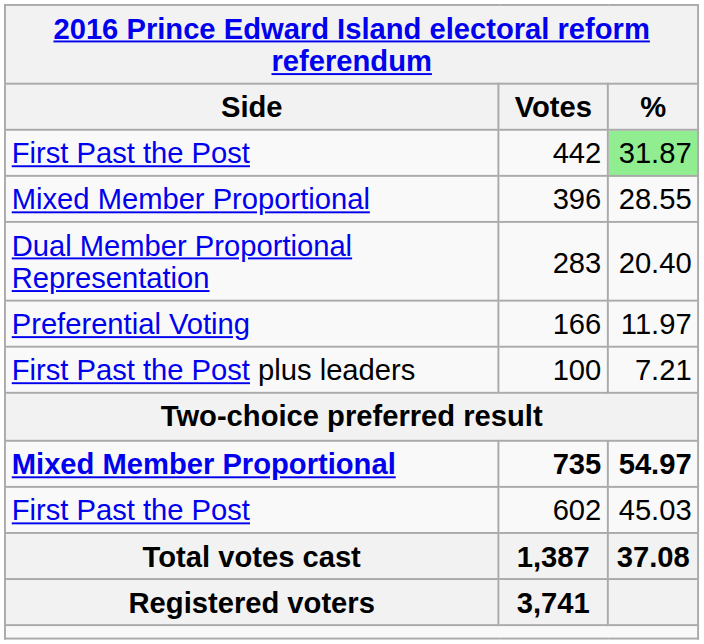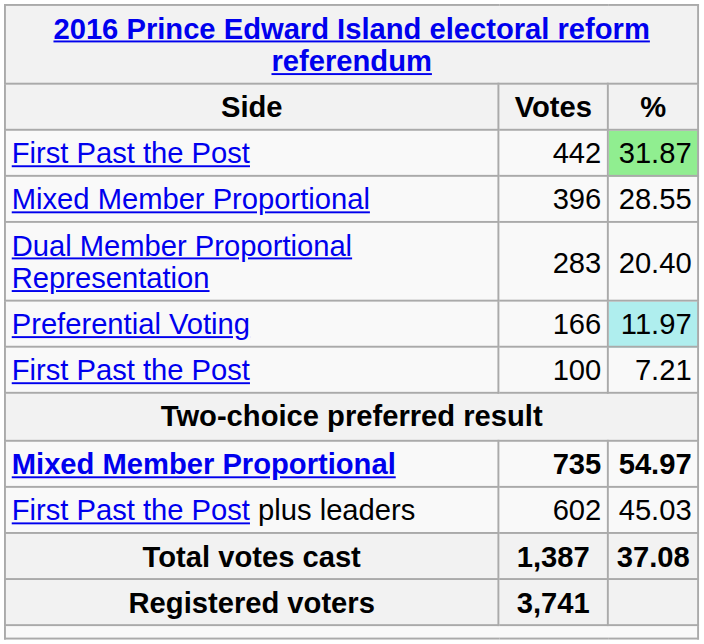(656, 325) no background -> (656, 325) paleturquoise background
(214, 371) First Past the Post plus leaders -> (131, 371) First Past the Post
(131, 509) First Past the Post -> (214, 509) First Past the Post plus leaders
